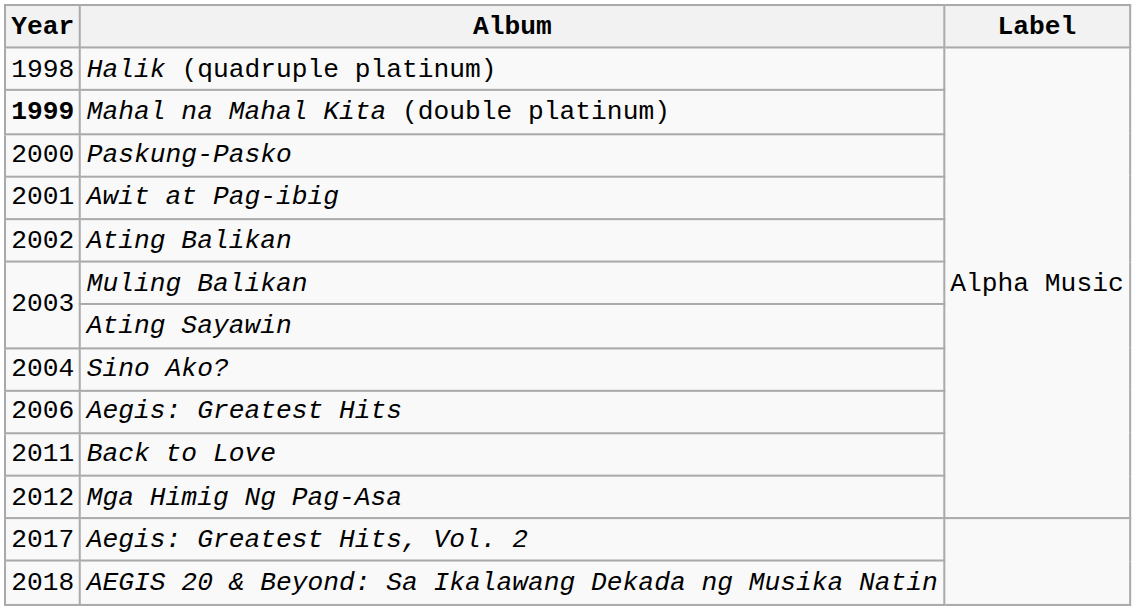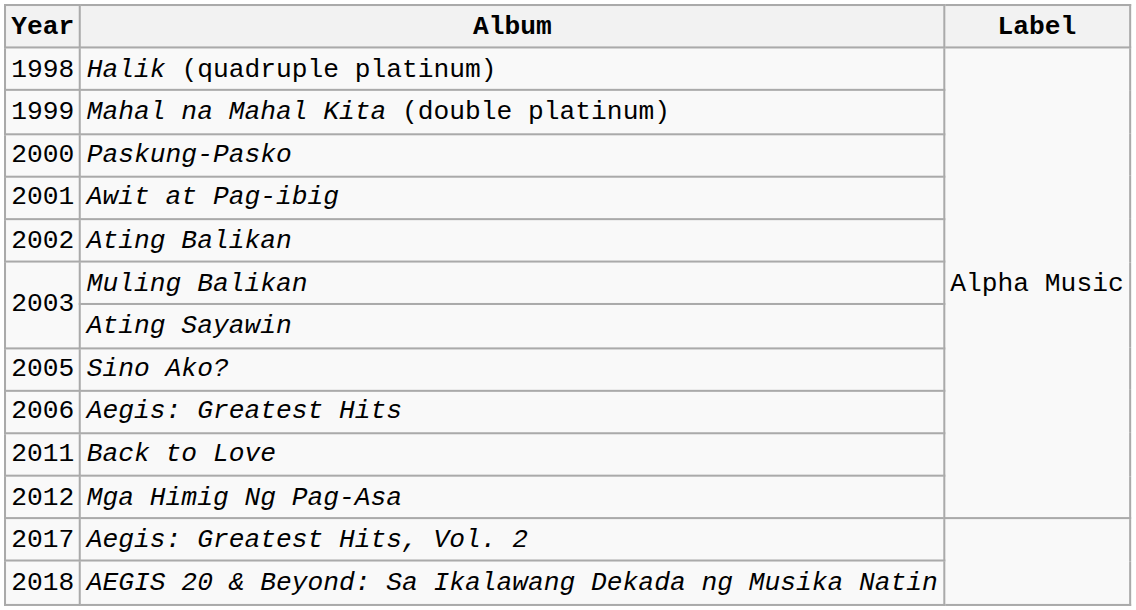(43, 112) bold -> (43, 112) normal
(43, 369) 2004 -> (43, 369) 2005
